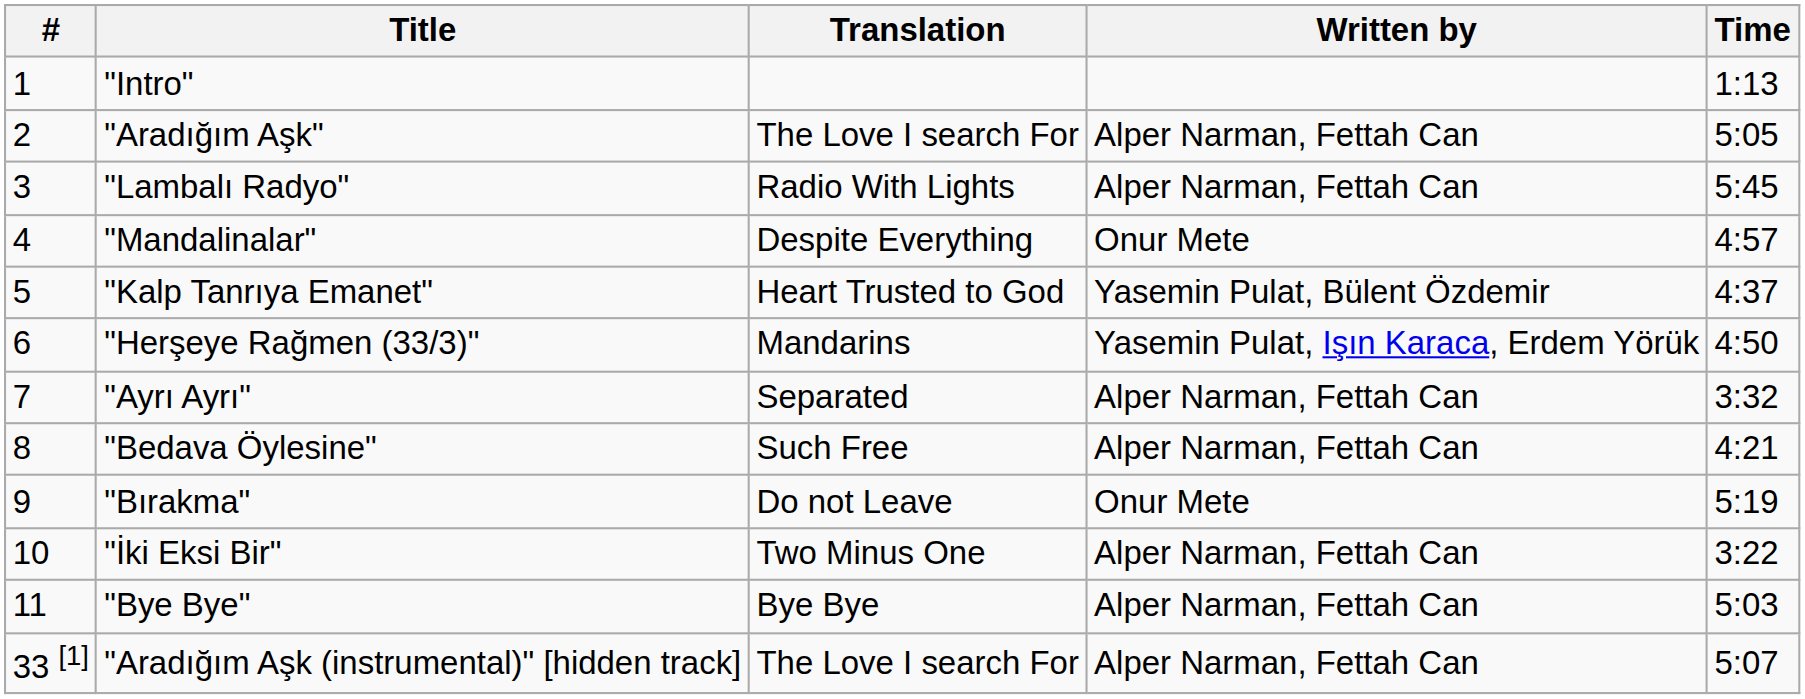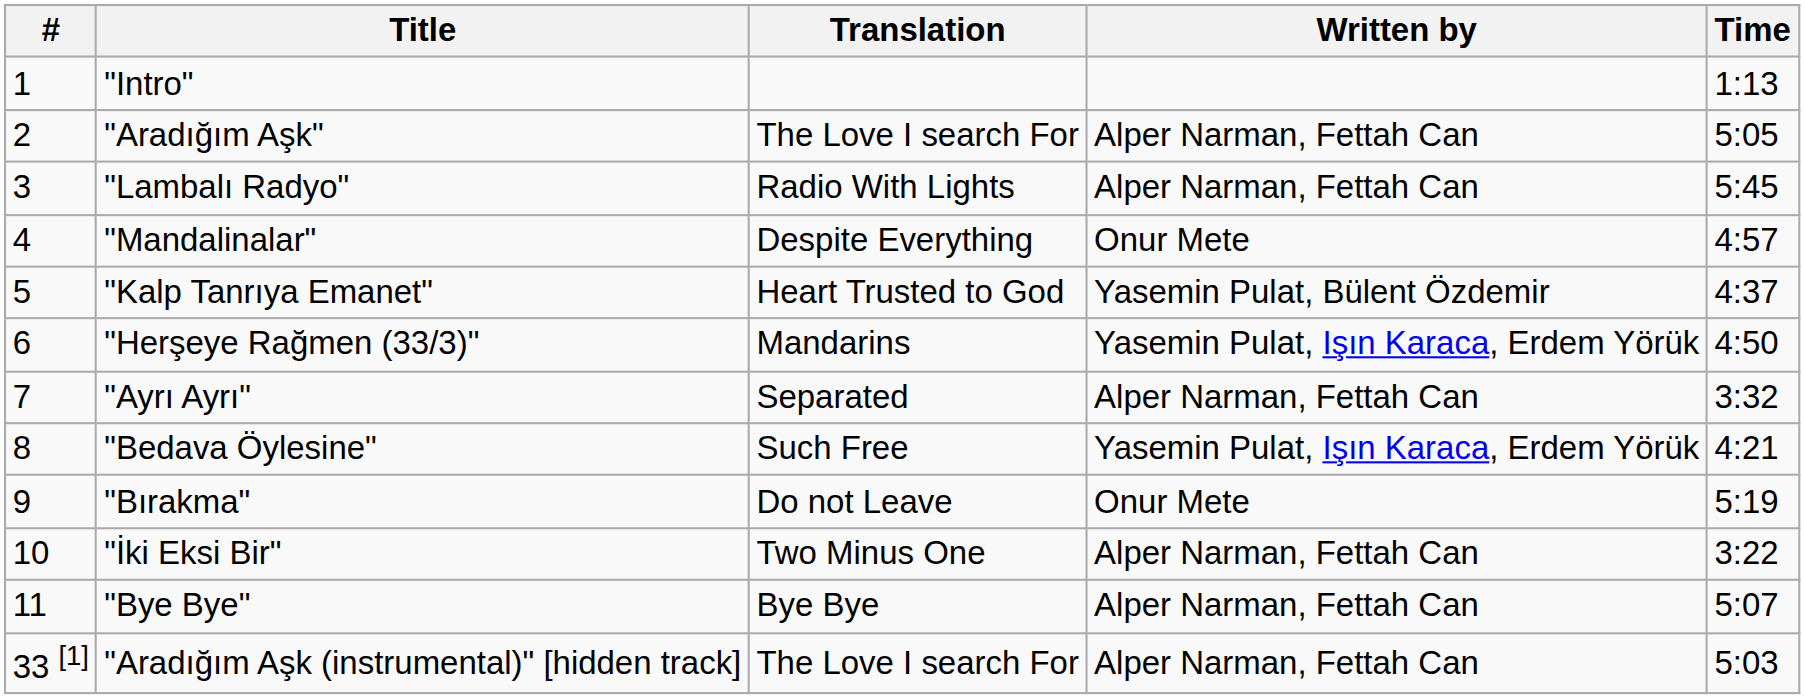(1286, 448) Alper Narman, Fettah Can -> (1397, 448) Yasemin Pulat, Işın Karaca, Erdem Yörük
(1747, 605) 5:03 -> (1747, 605) 5:07
(1747, 662) 5:07 -> (1747, 662) 5:03
